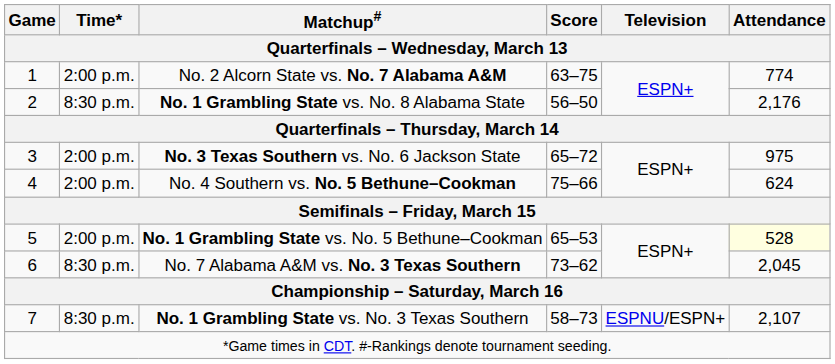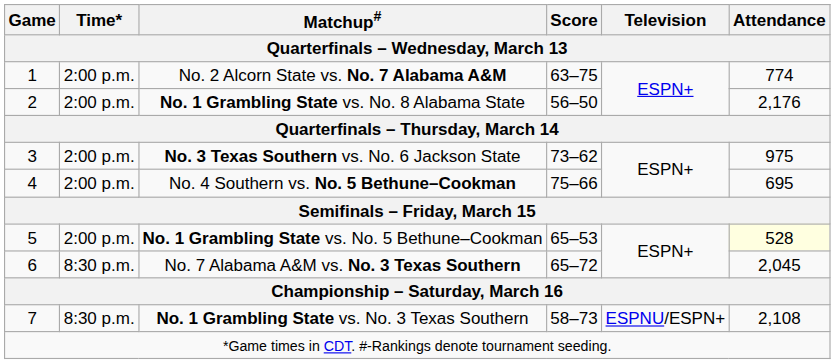(99, 103) 8:30 p.m. -> (99, 103) 2:00 p.m.
(574, 156) 65–72 -> (574, 156) 73–62
(779, 183) 624 -> (779, 183) 695
(574, 264) 73–62 -> (574, 264) 65–72
(779, 318) 2,107 -> (779, 318) 2,108
